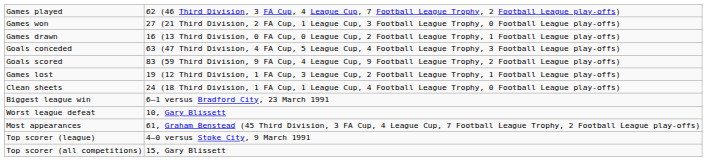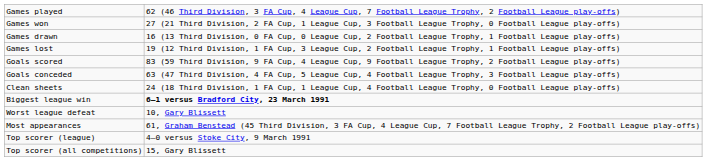rows swapped: (30, 74) <-> (39, 49)
(238, 100) normal -> (238, 100) bold
